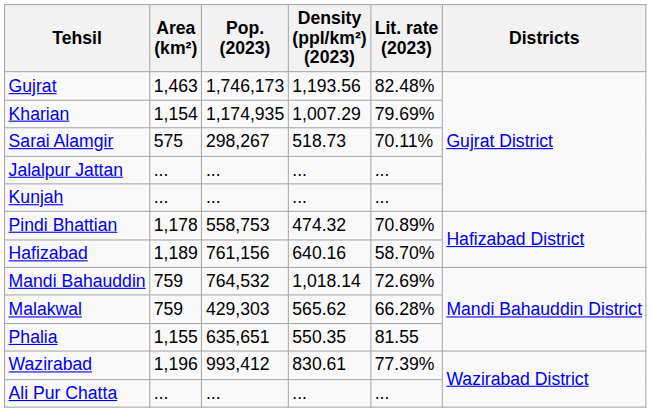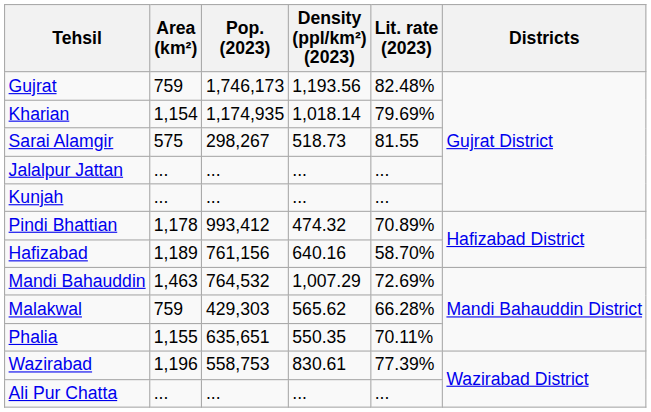(176, 85) 1,463 -> (168, 85) 759
(327, 113) 1,007.29 -> (327, 113) 1,018.14
(404, 141) 70.11% -> (397, 141) 81.55
(238, 225) 558,753 -> (238, 225) 993,412
(168, 281) 759 -> (176, 281) 1,463
(327, 281) 1,018.14 -> (327, 281) 1,007.29
(397, 337) 81.55 -> (404, 337) 70.11%
(238, 365) 993,412 -> (238, 365) 558,753
